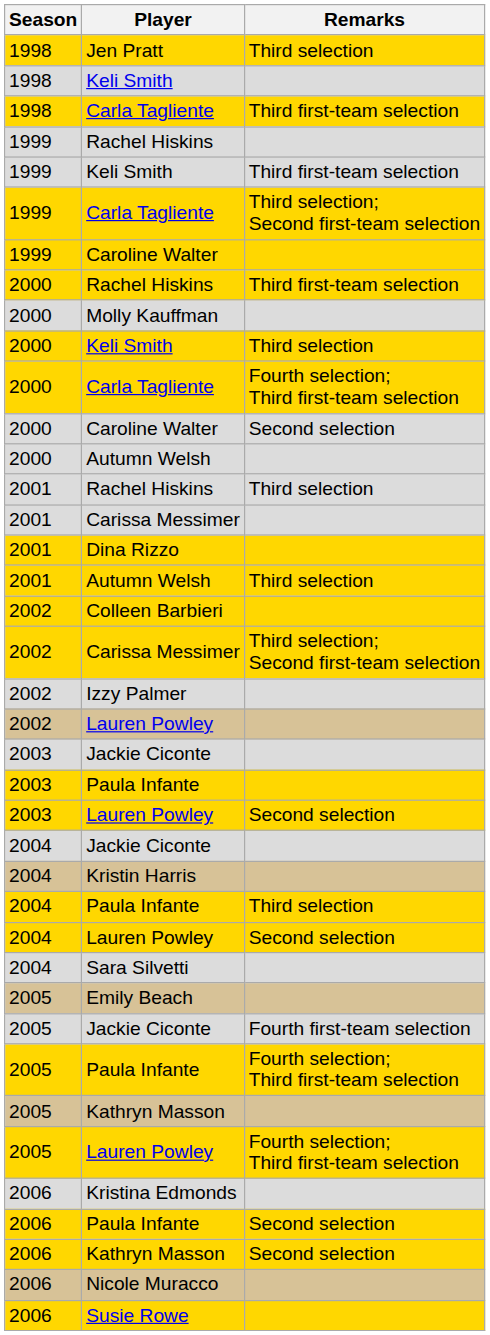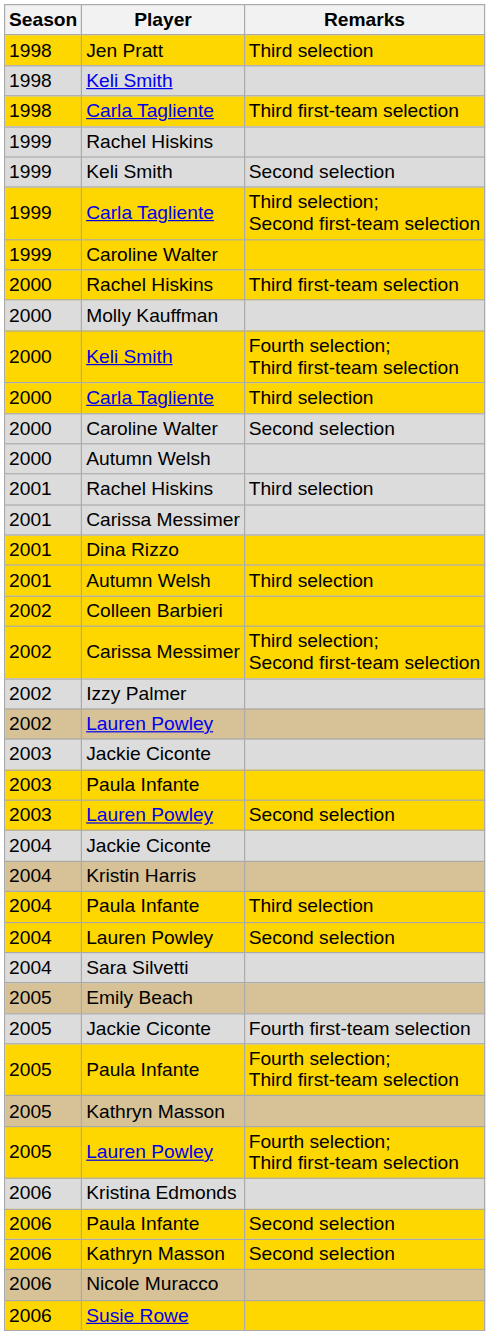(354, 171) Third first-team selection -> (322, 171) Second selection
(311, 345) Third selection -> (354, 356) Fourth selection; Third first-team selection
(354, 387) Fourth selection; Third first-team selection -> (311, 397) Third selection
